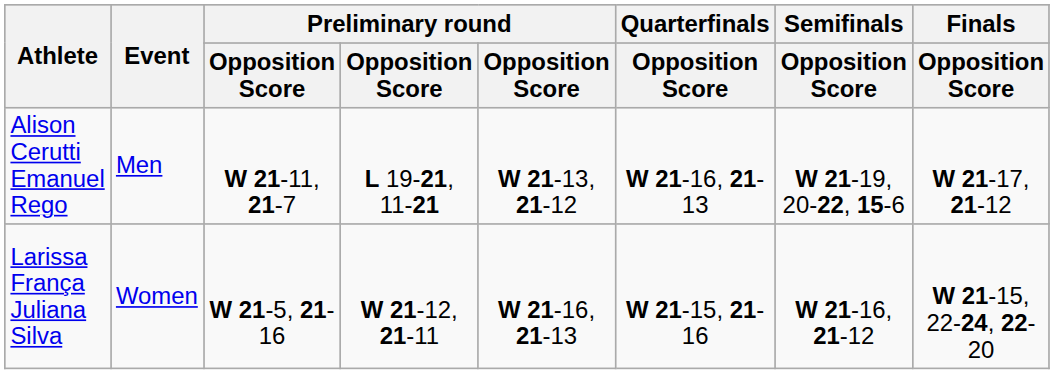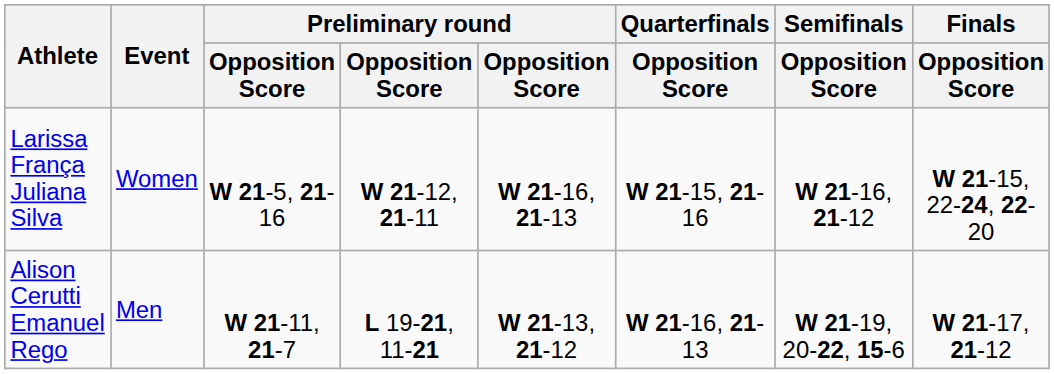rows swapped: (58, 166) <-> (49, 297)
